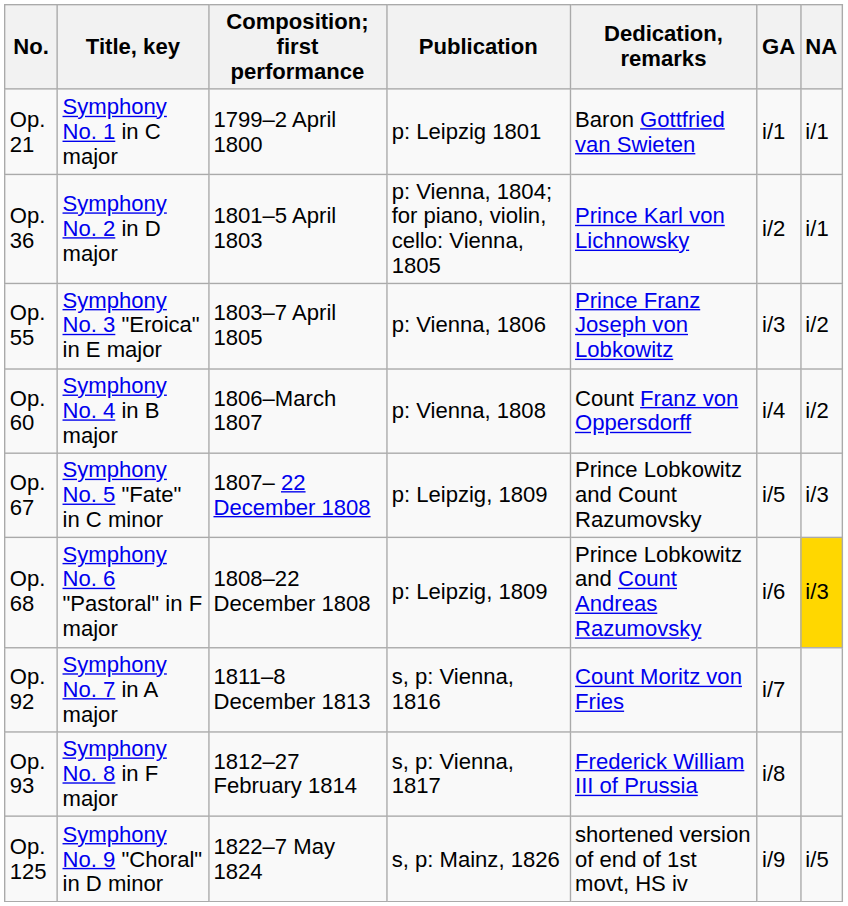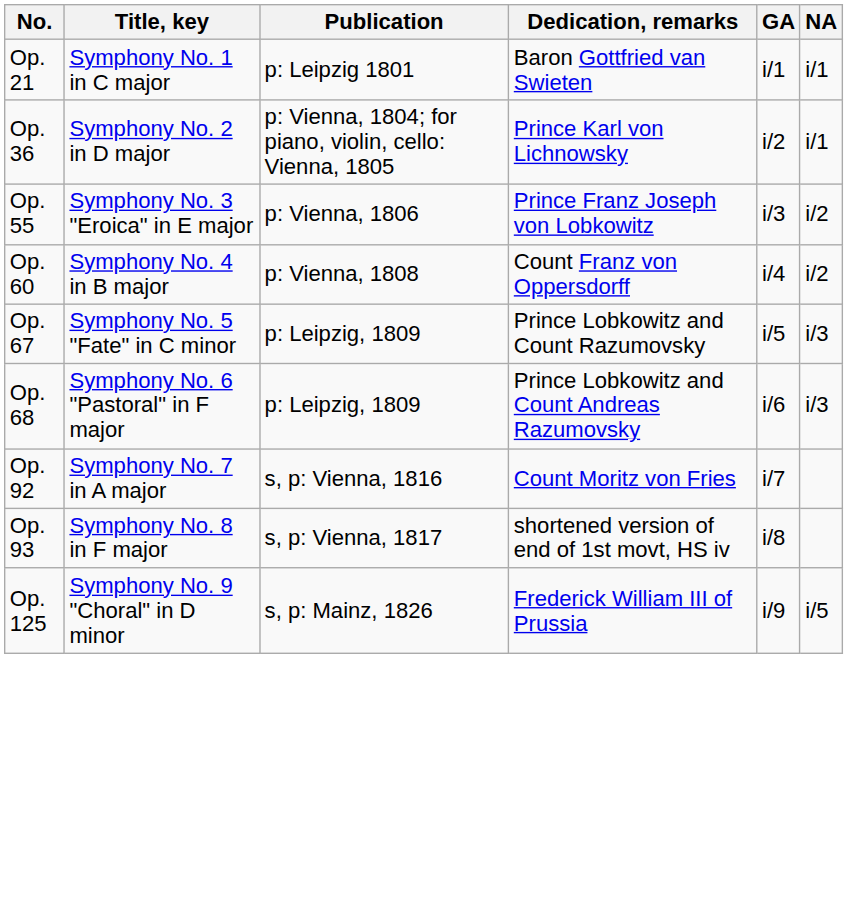- column: (297, 46)
(817, 592) gold background -> (817, 405) no background
(660, 774) Frederick William III of Prussia -> (622, 538) shortened version of end of 1st movt, HS iv
(663, 858) shortened version of end of 1st movt, HS iv -> (623, 610) Frederick William III of Prussia
